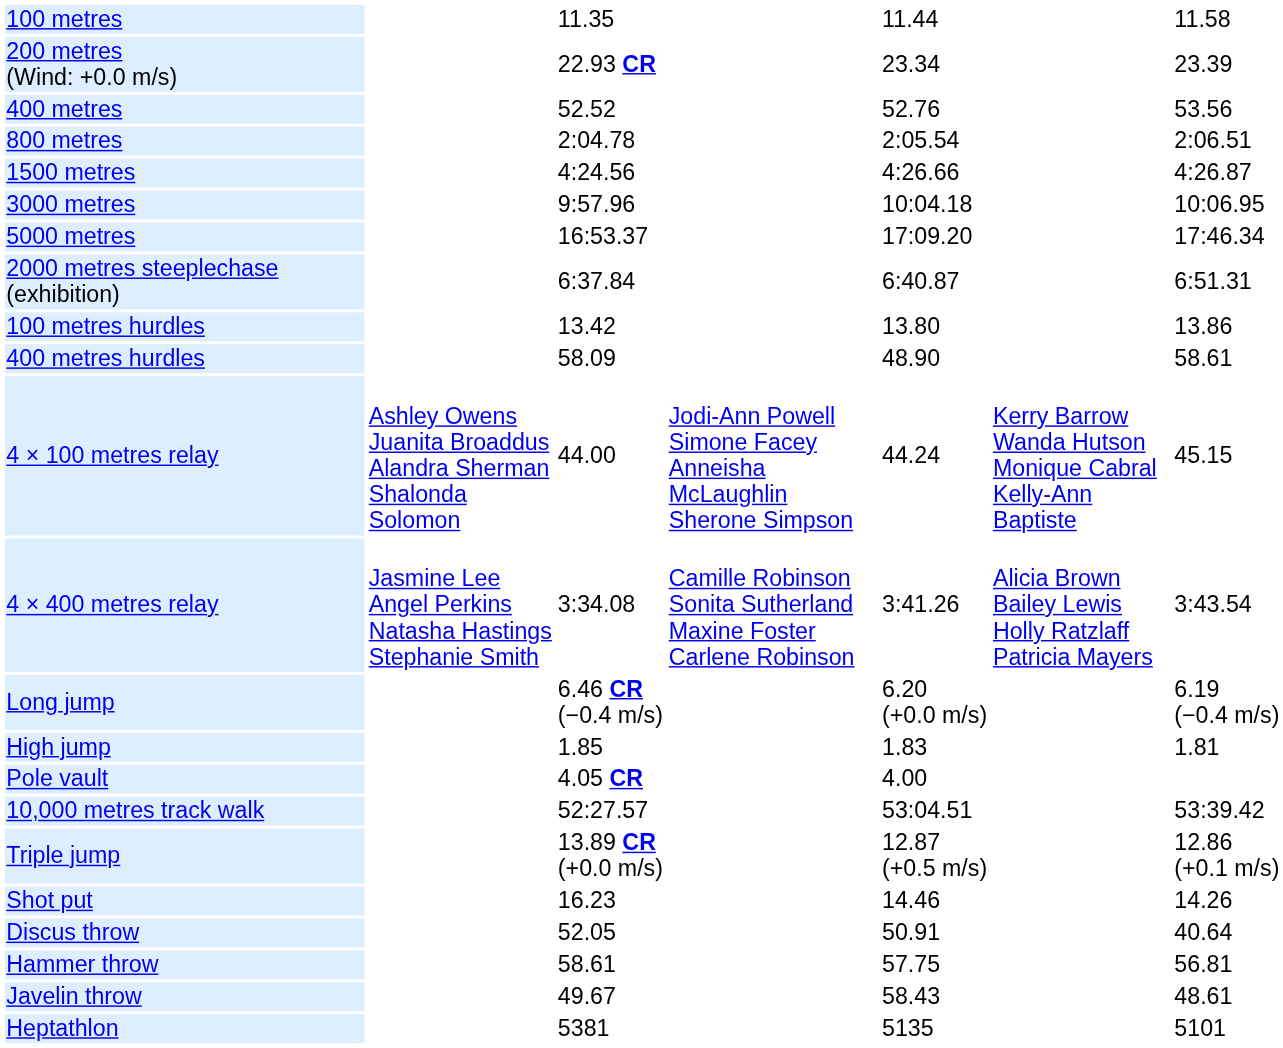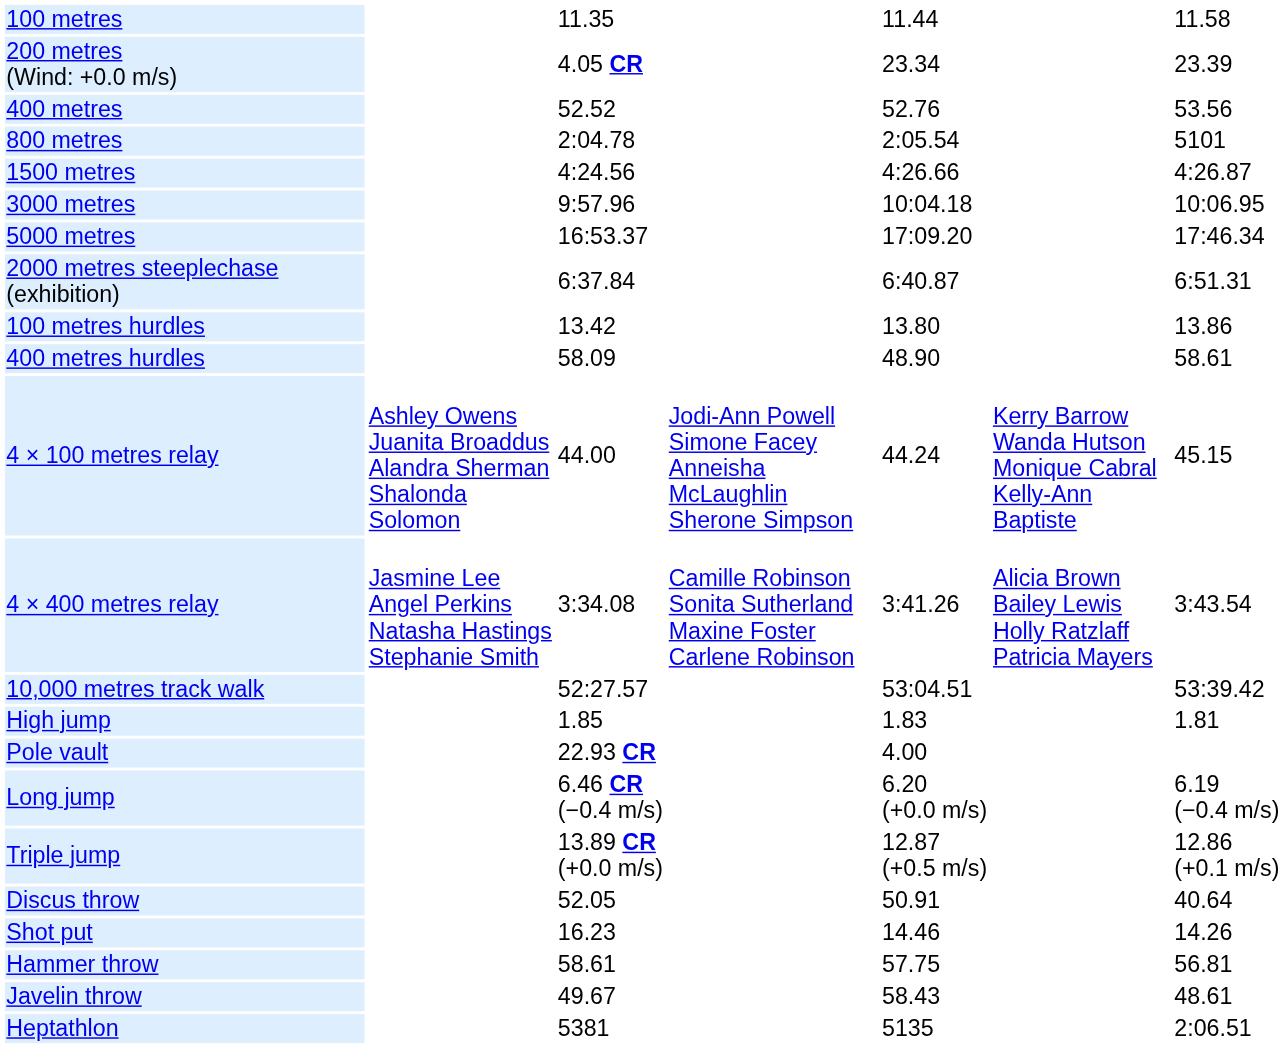(607, 64) 22.93 CR -> (600, 64) 4.05 CR
(1213, 140) 2:06.51 -> (1200, 140) 5101
rows swapped: (135, 810) <-> (61, 702)
(600, 778) 4.05 CR -> (607, 752) 22.93 CR
rows swapped: (50, 900) <-> (73, 932)
(1200, 1028) 5101 -> (1213, 1028) 2:06.51
